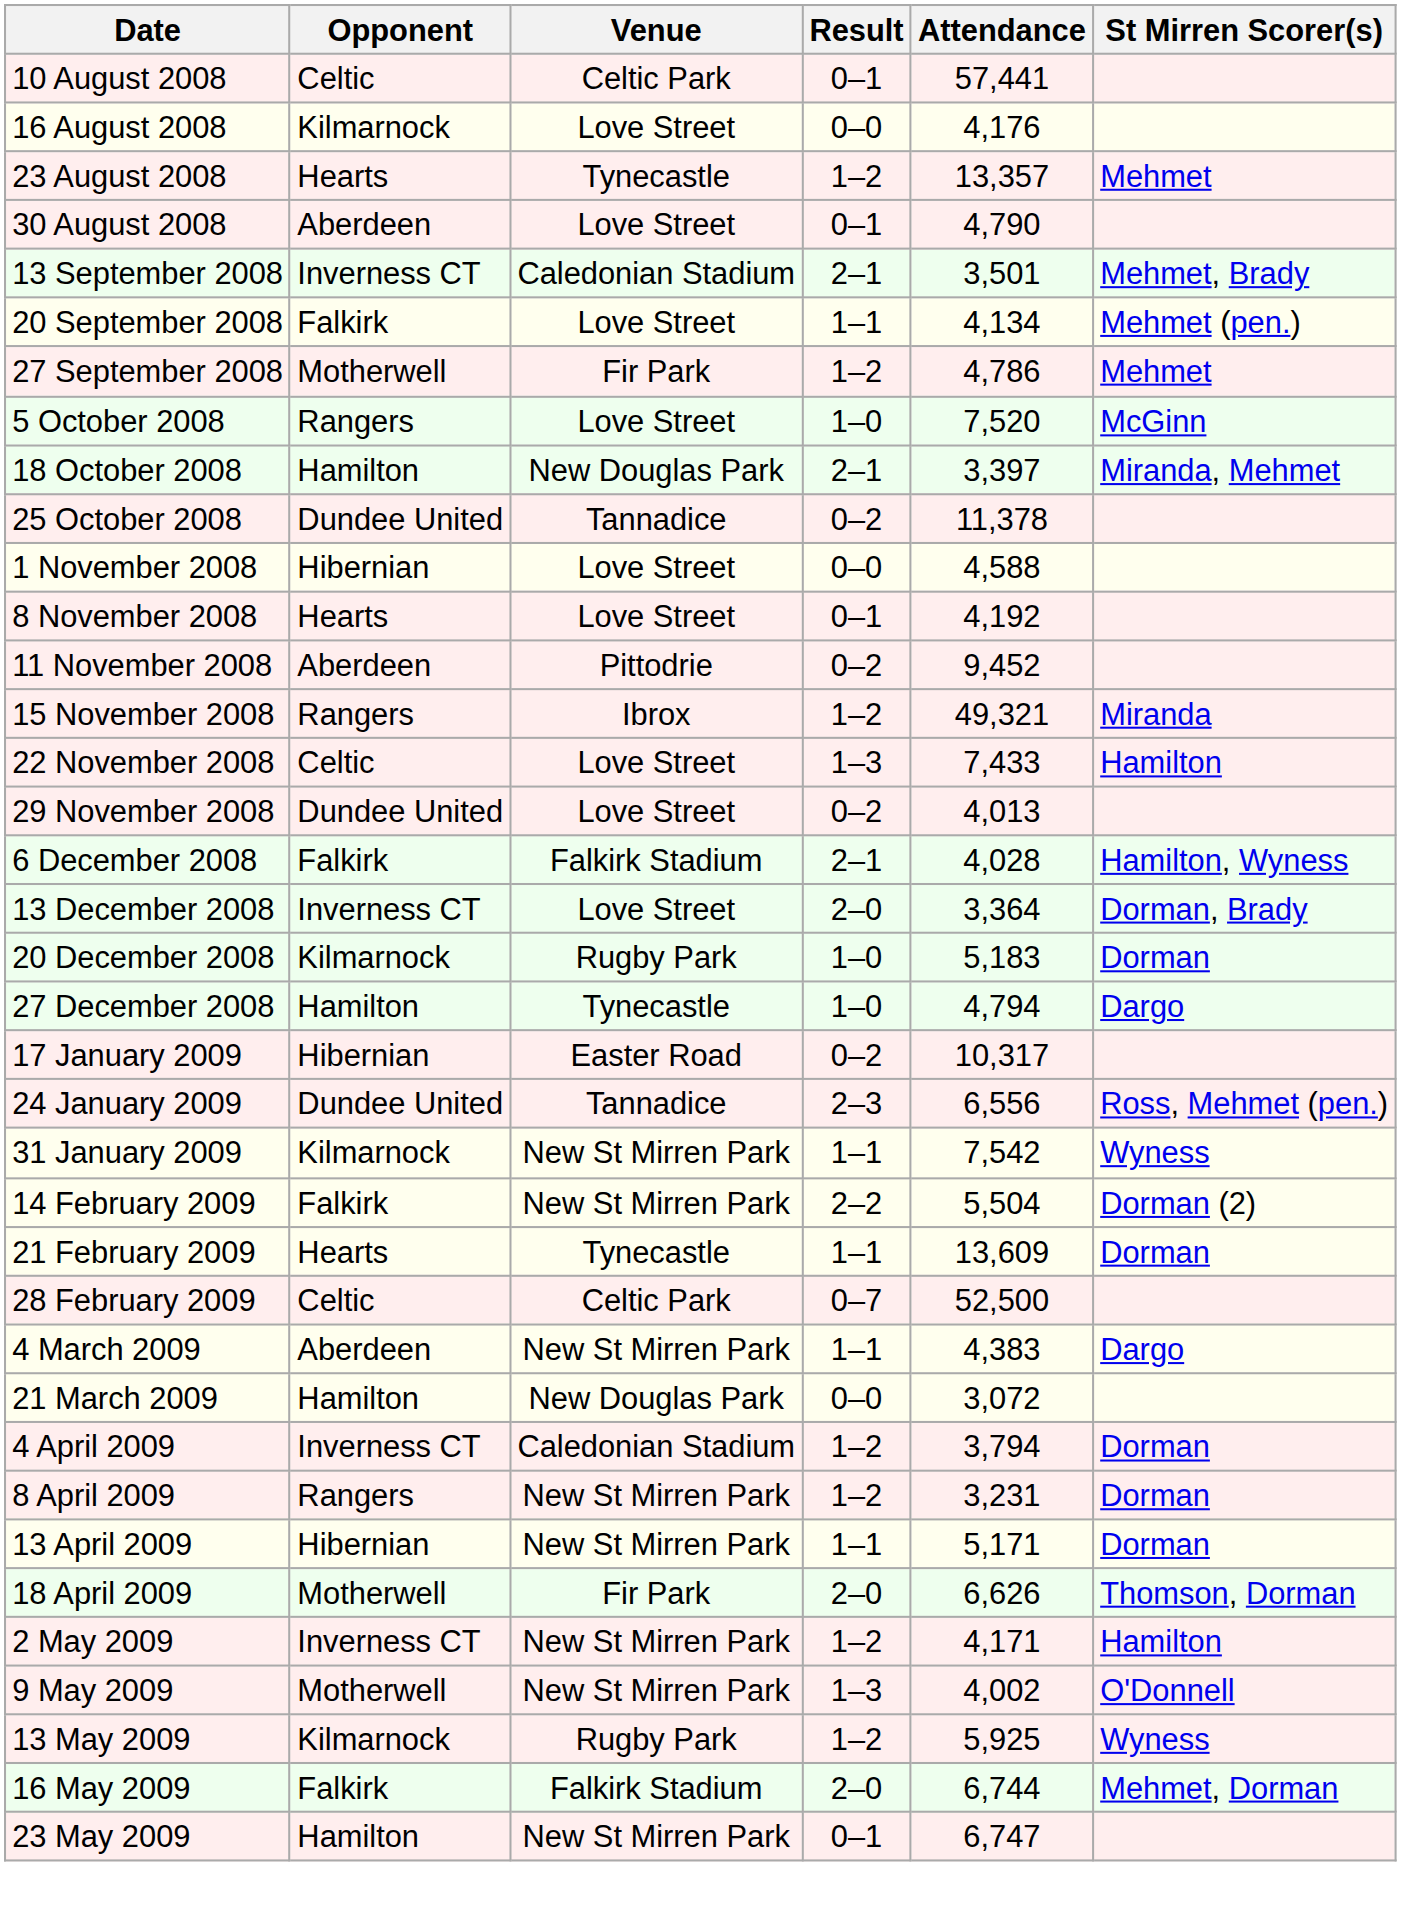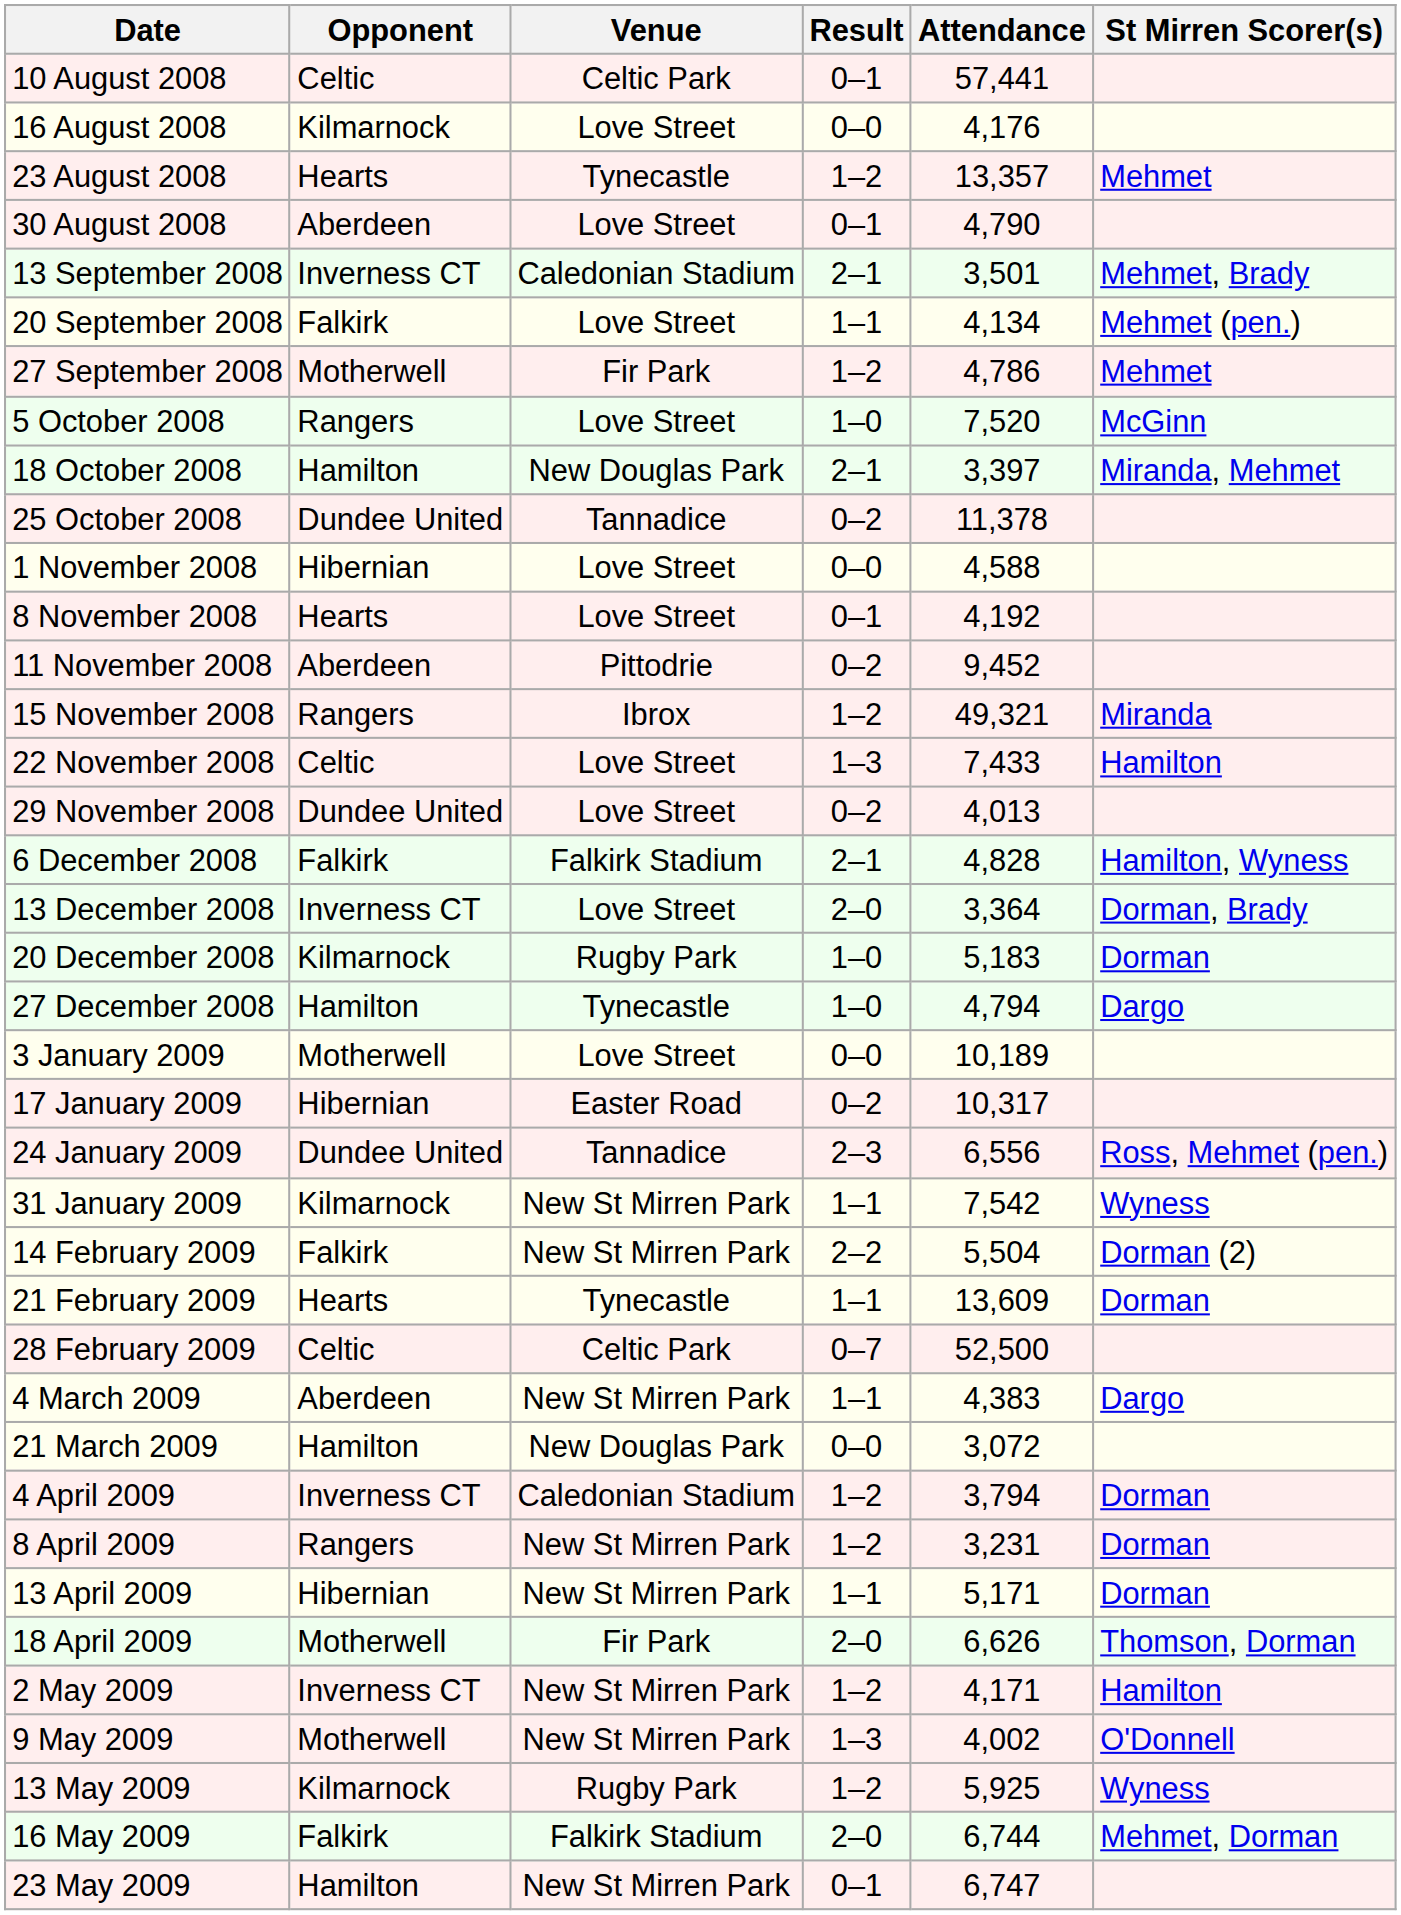(1002, 860) 4,028 -> (1002, 860) 4,828
+ row: (118, 1055)
